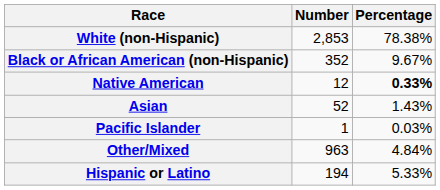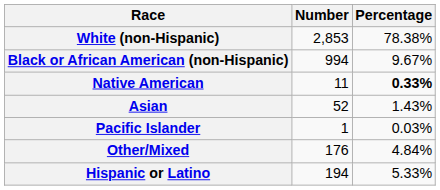(337, 60) 352 -> (337, 60) 994
(341, 83) 12 -> (341, 83) 11
(337, 151) 963 -> (337, 151) 176
